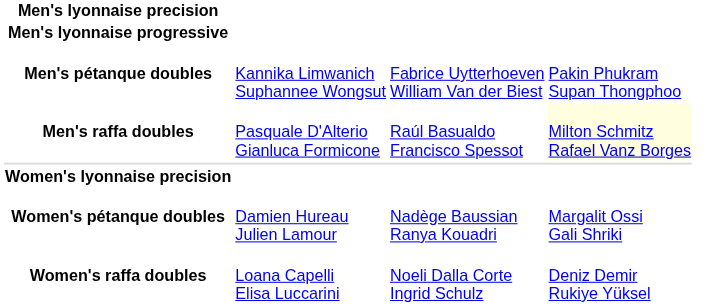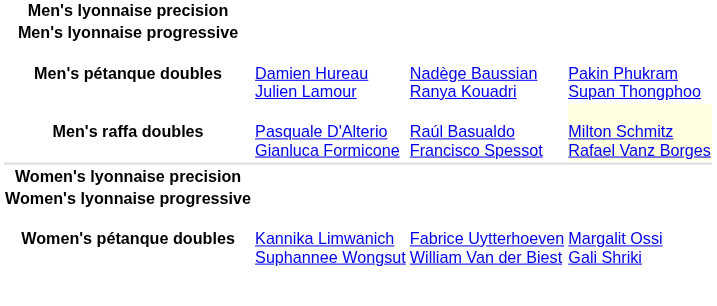(311, 82) Kannika Limwanich Suphannee Wongsut -> (312, 82) Damien Hureau Julien Lamour
(467, 82) Fabrice Uytterhoeven William Van der Biest -> (474, 82) Nadège Baussian Ranya Kouadri
+ row: (128, 198)
(292, 226) Damien Hureau Julien Lamour -> (330, 248) Kannika Limwanich Suphannee Wongsut
(454, 226) Nadège Baussian Ranya Kouadri -> (487, 248) Fabrice Uytterhoeven William Van der Biest
- row: (118, 275)
